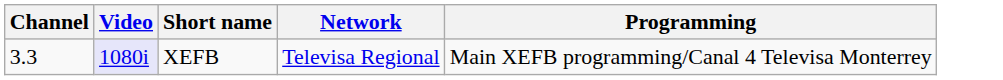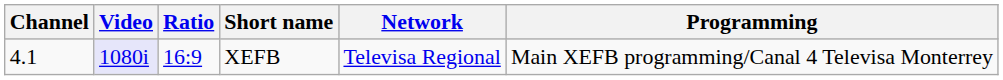+ column: (189, 21)
(23, 56) 3.3 -> (23, 56) 4.1
